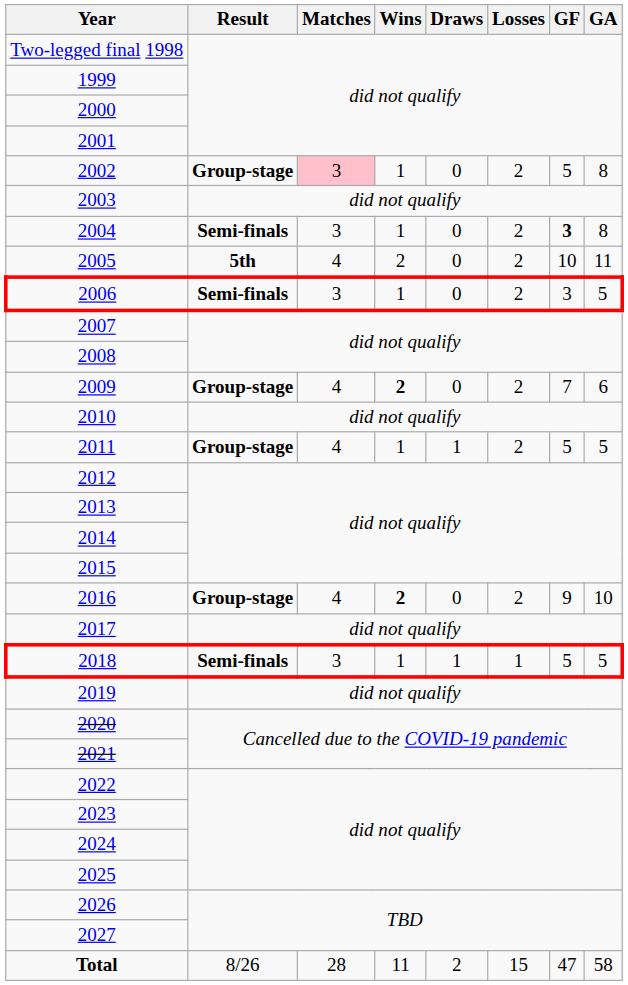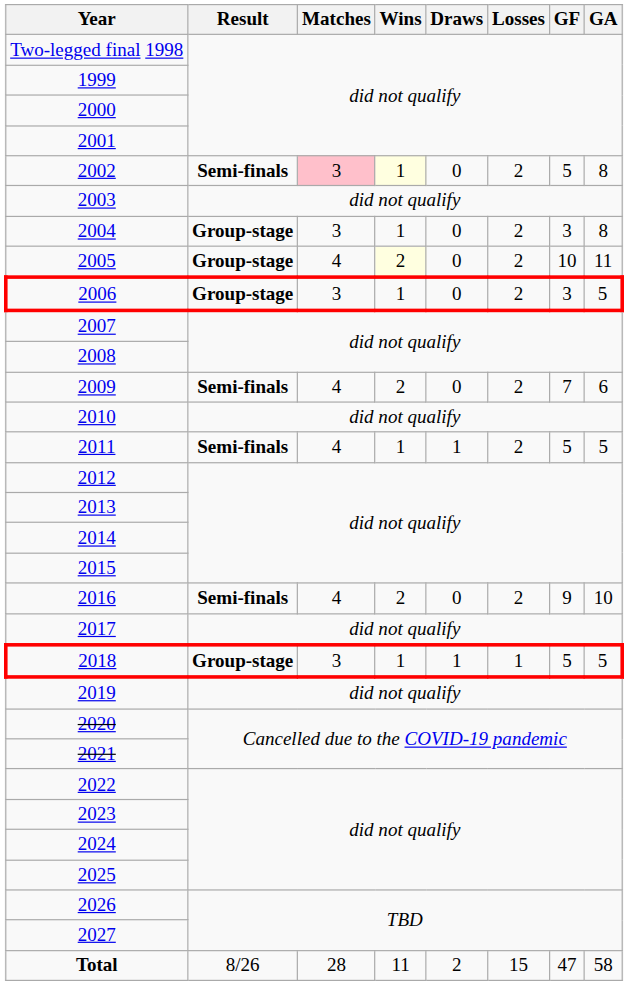(243, 170) Group-stage -> (243, 170) Semi-finals
(401, 170) no background -> (401, 170) lightyellow background
(243, 230) Semi-finals -> (243, 230) Group-stage
(567, 230) bold -> (567, 230) normal
(243, 261) 5th -> (243, 261) Group-stage
(401, 261) no background -> (401, 261) lightyellow background
(243, 293) Semi-finals -> (243, 293) Group-stage
(243, 386) Group-stage -> (243, 386) Semi-finals
(401, 386) bold -> (401, 386) normal
(243, 447) Group-stage -> (243, 447) Semi-finals
(243, 598) Group-stage -> (243, 598) Semi-finals
(401, 598) bold -> (401, 598) normal
(243, 660) Semi-finals -> (243, 660) Group-stage
